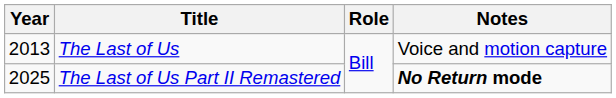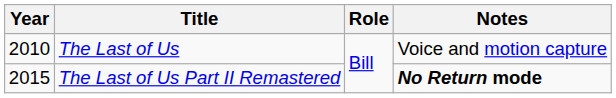(30, 48) 2013 -> (30, 48) 2010
(30, 78) 2025 -> (30, 78) 2015
